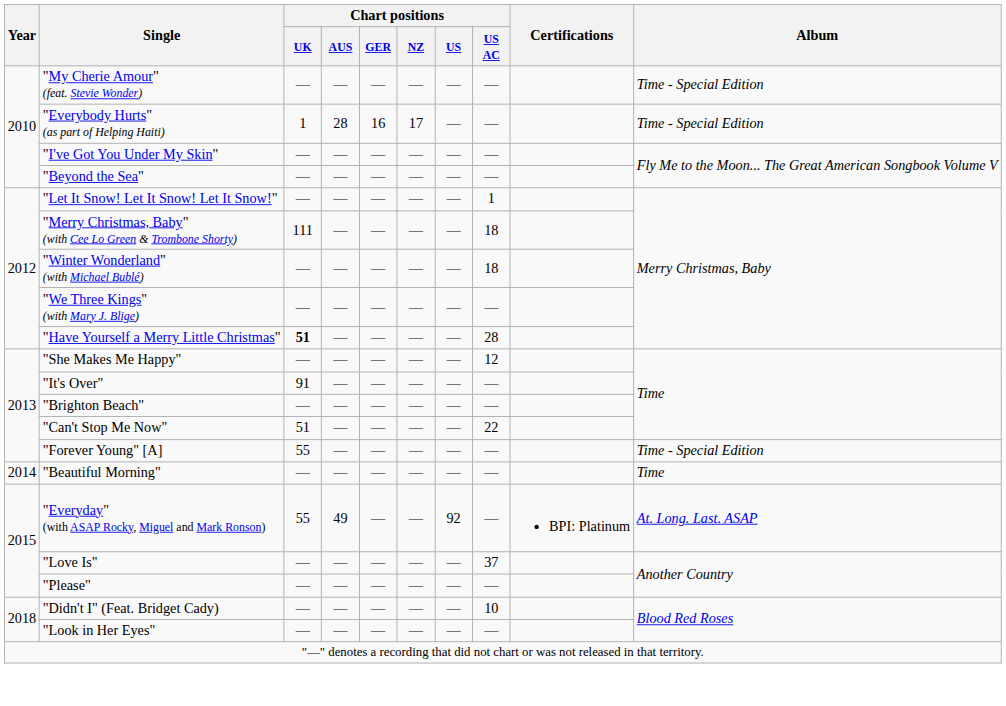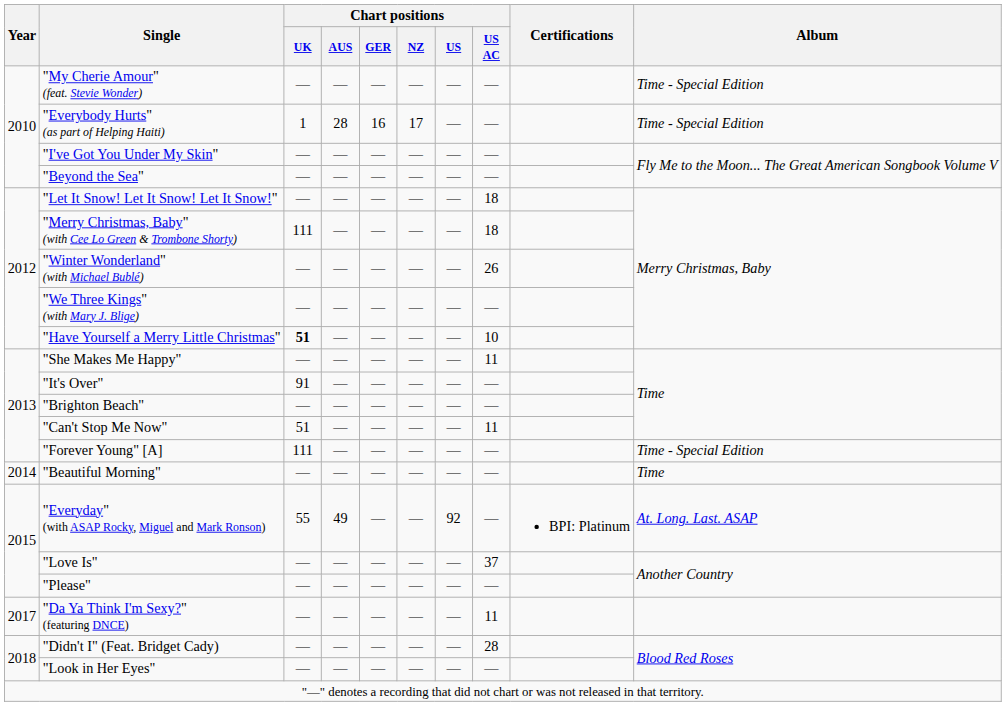(491, 199) 1 -> (491, 199) 18
(491, 268) 18 -> (491, 268) 26
(491, 337) 28 -> (491, 337) 10
(491, 360) 12 -> (491, 360) 11
(491, 428) 22 -> (491, 428) 11
(303, 450) 55 -> (303, 450) 111
+ row: (115, 616)
(491, 608) 10 -> (491, 646) 28
